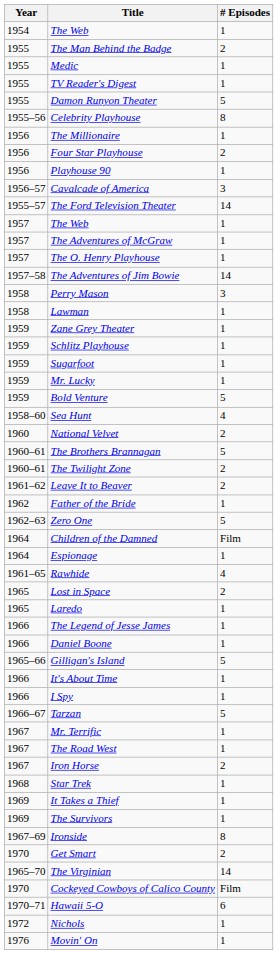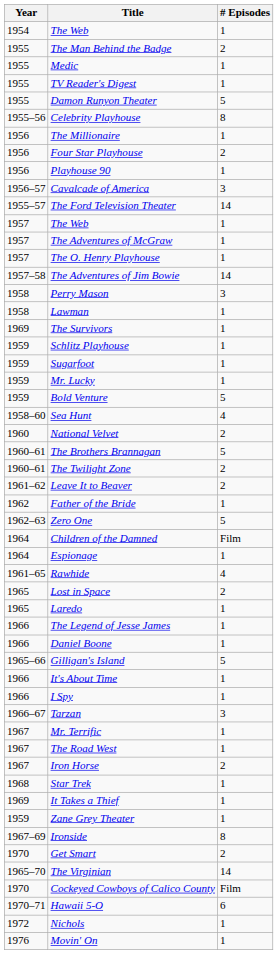rows swapped: (18, 328) <-> (18, 818)
(223, 713) 5 -> (223, 713) 3
